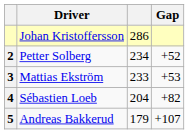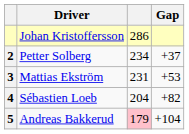(171, 56) +52 -> (171, 56) +37
(139, 77) 233 -> (139, 77) 231
(139, 119) no background -> (139, 119) pink background
(168, 119) +107 -> (168, 119) +104
